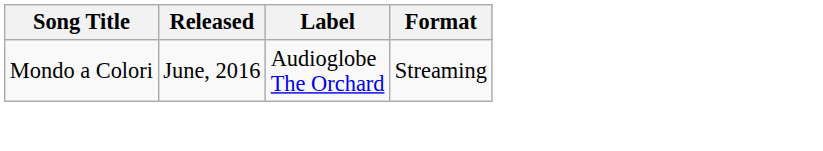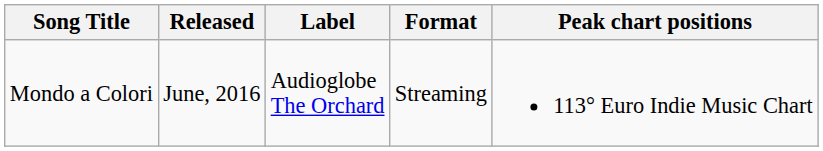+ column: (655, 22)
